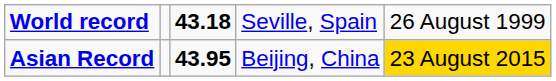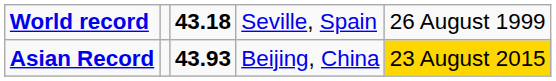(203, 57) 43.95 -> (203, 57) 43.93
